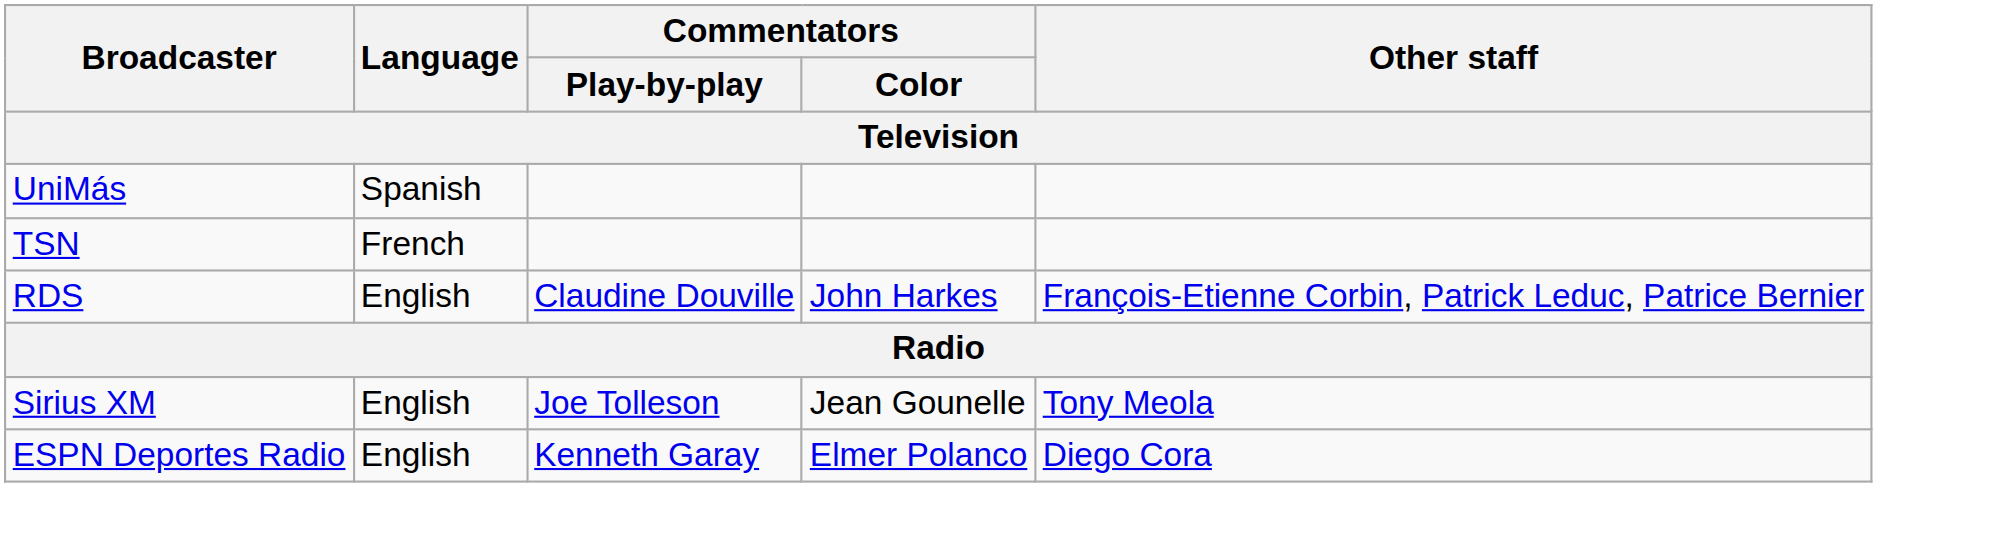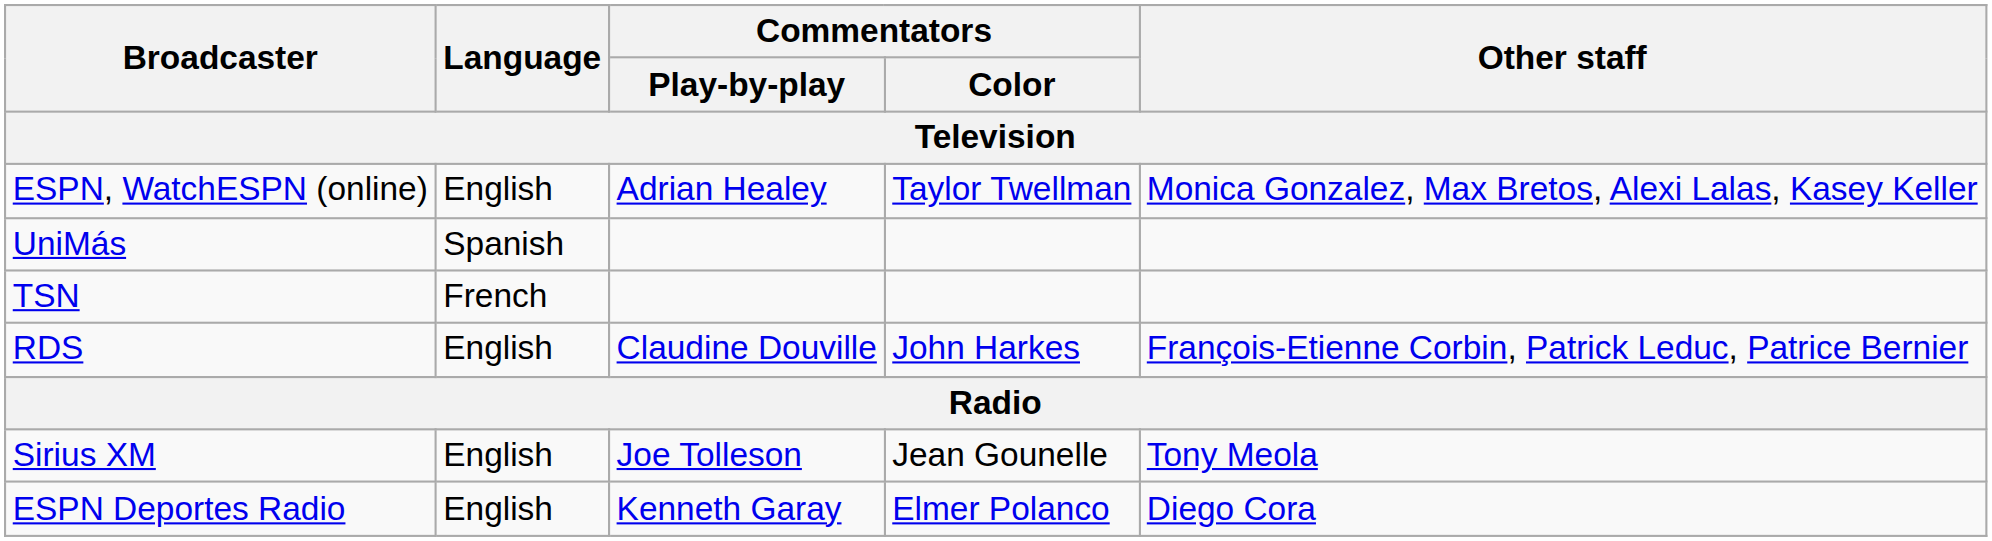+ row: (220, 190)
